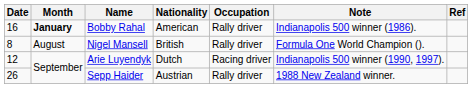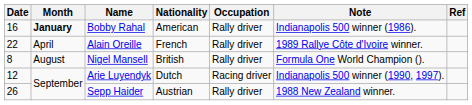+ row: (114, 44)
